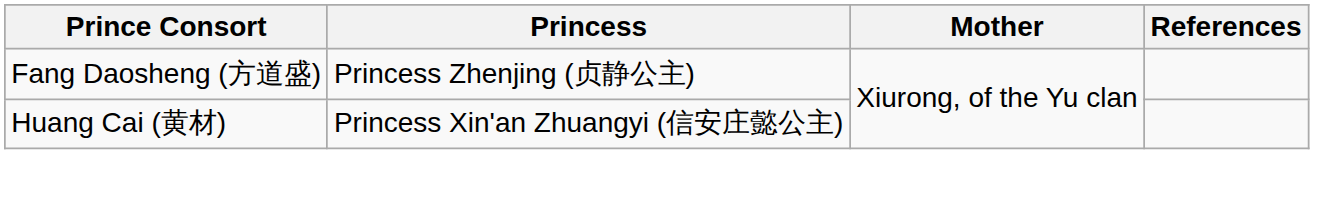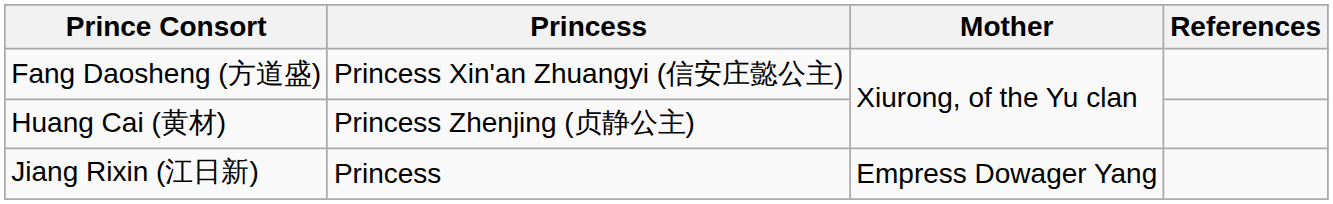(514, 72) Princess Zhenjing (贞静公主) -> (589, 72) Princess Xin'an Zhuangyi (信安庄懿公主)
(589, 122) Princess Xin'an Zhuangyi (信安庄懿公主) -> (514, 122) Princess Zhenjing (贞静公主)
+ row: (135, 172)
